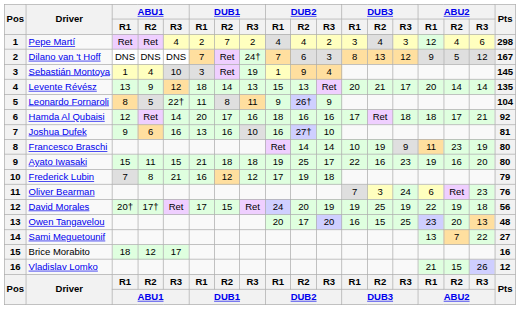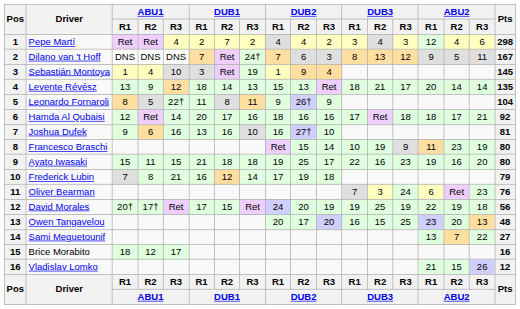(482, 56) 12 -> (482, 56) 11
(355, 86) 20 -> (355, 86) 18
(304, 147) 14 -> (304, 147) 15
(253, 177) 12 -> (253, 177) 14
